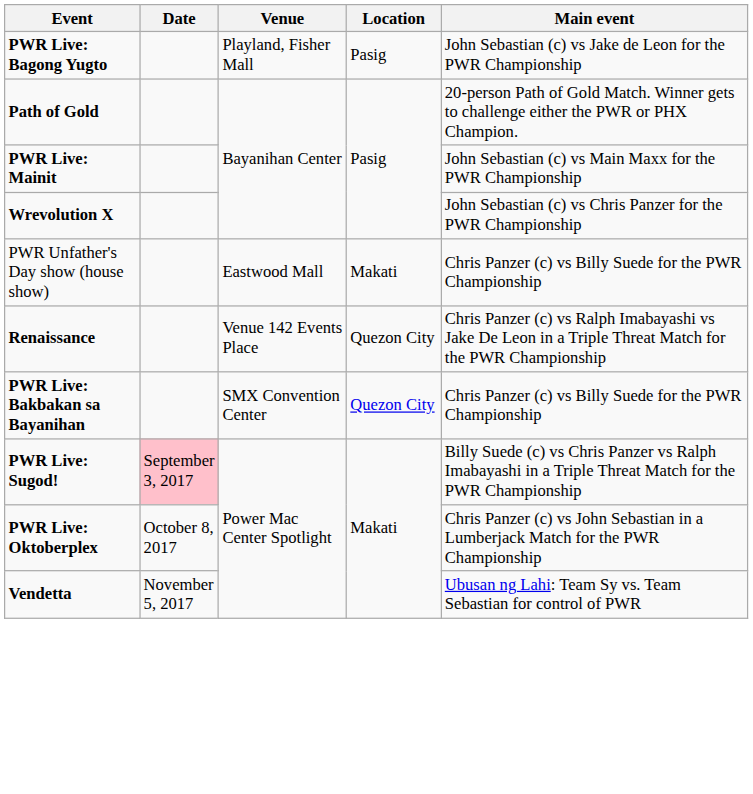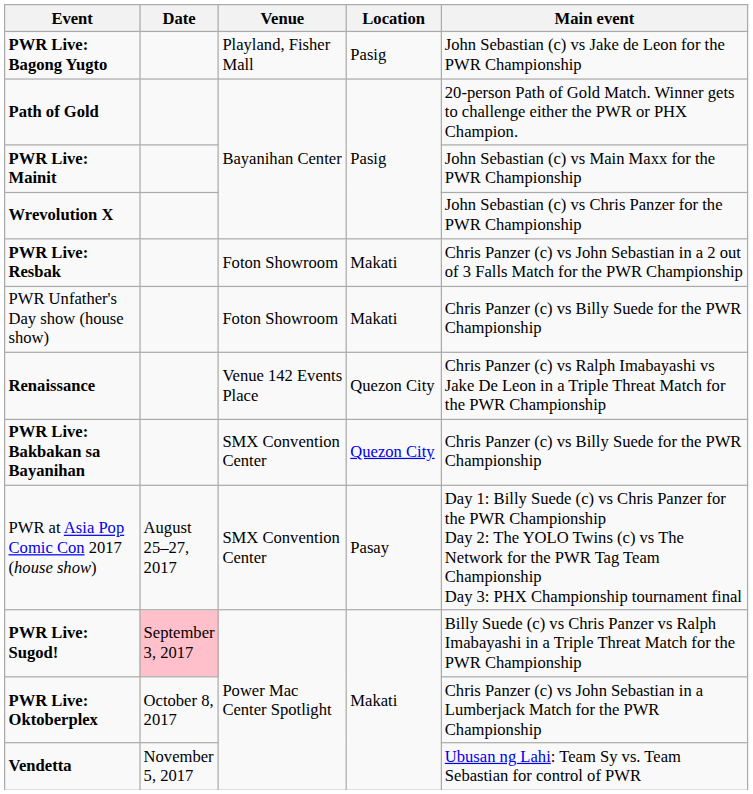+ row: (48, 262)
(273, 271) Eastwood Mall -> (280, 318) Foton Showroom
+ row: (66, 547)
